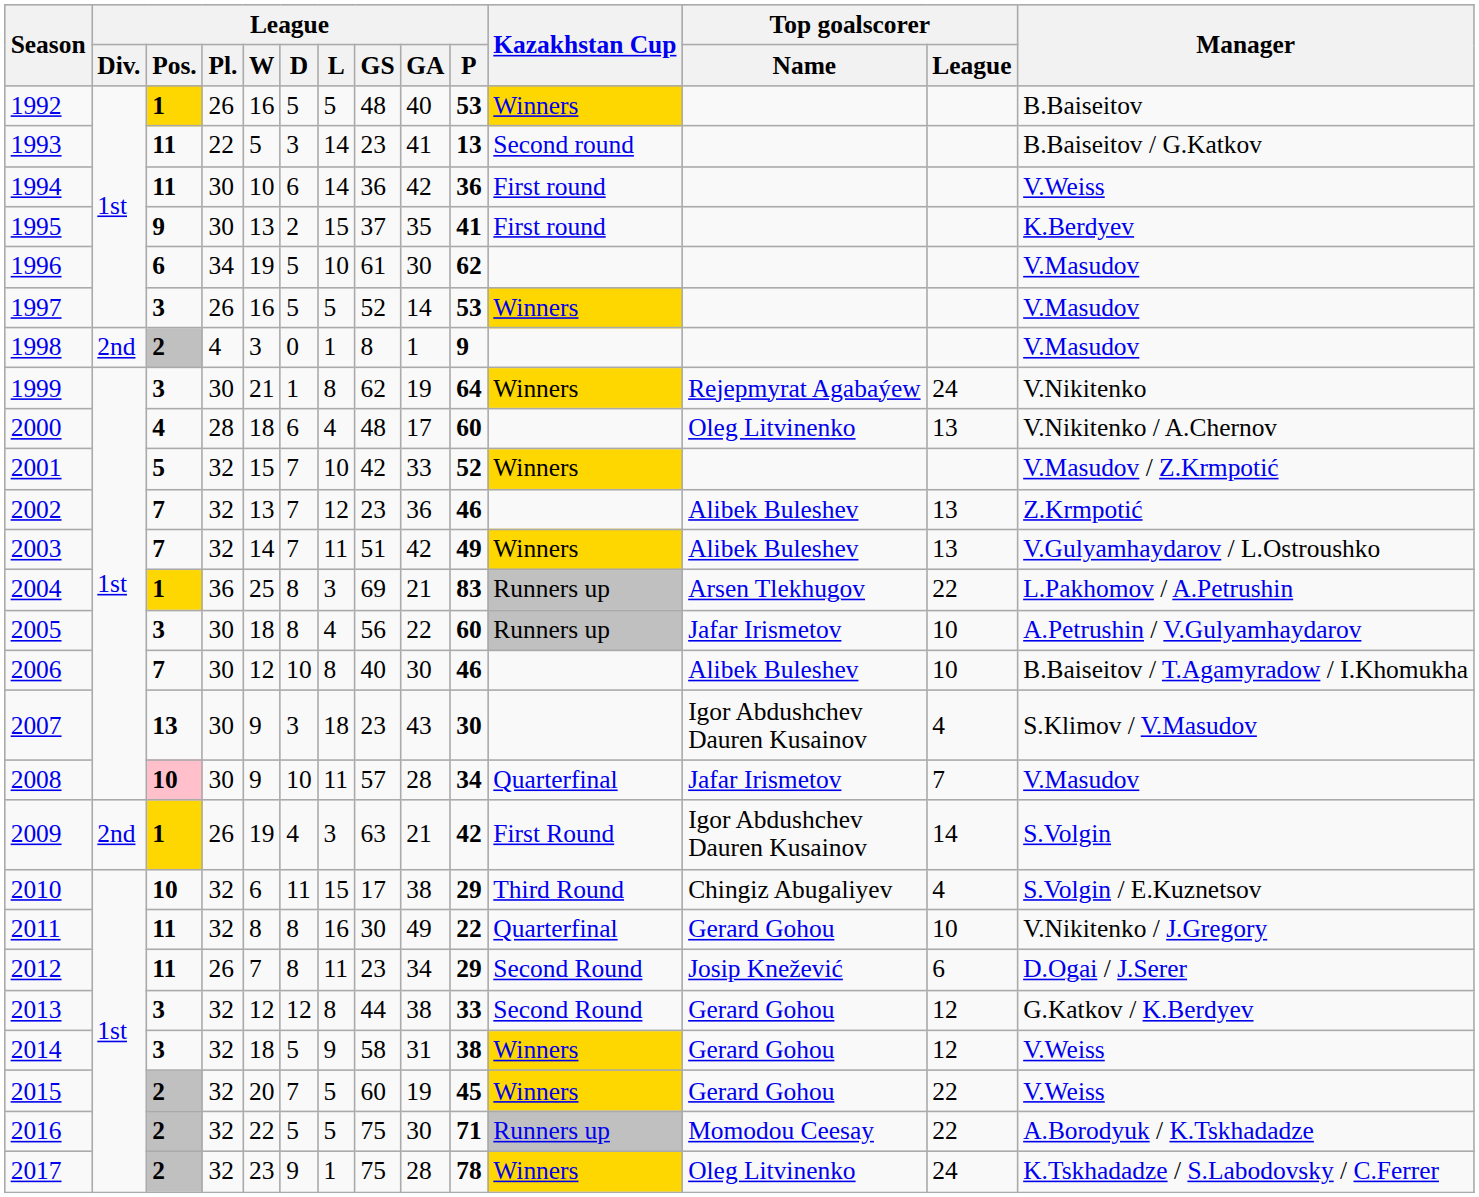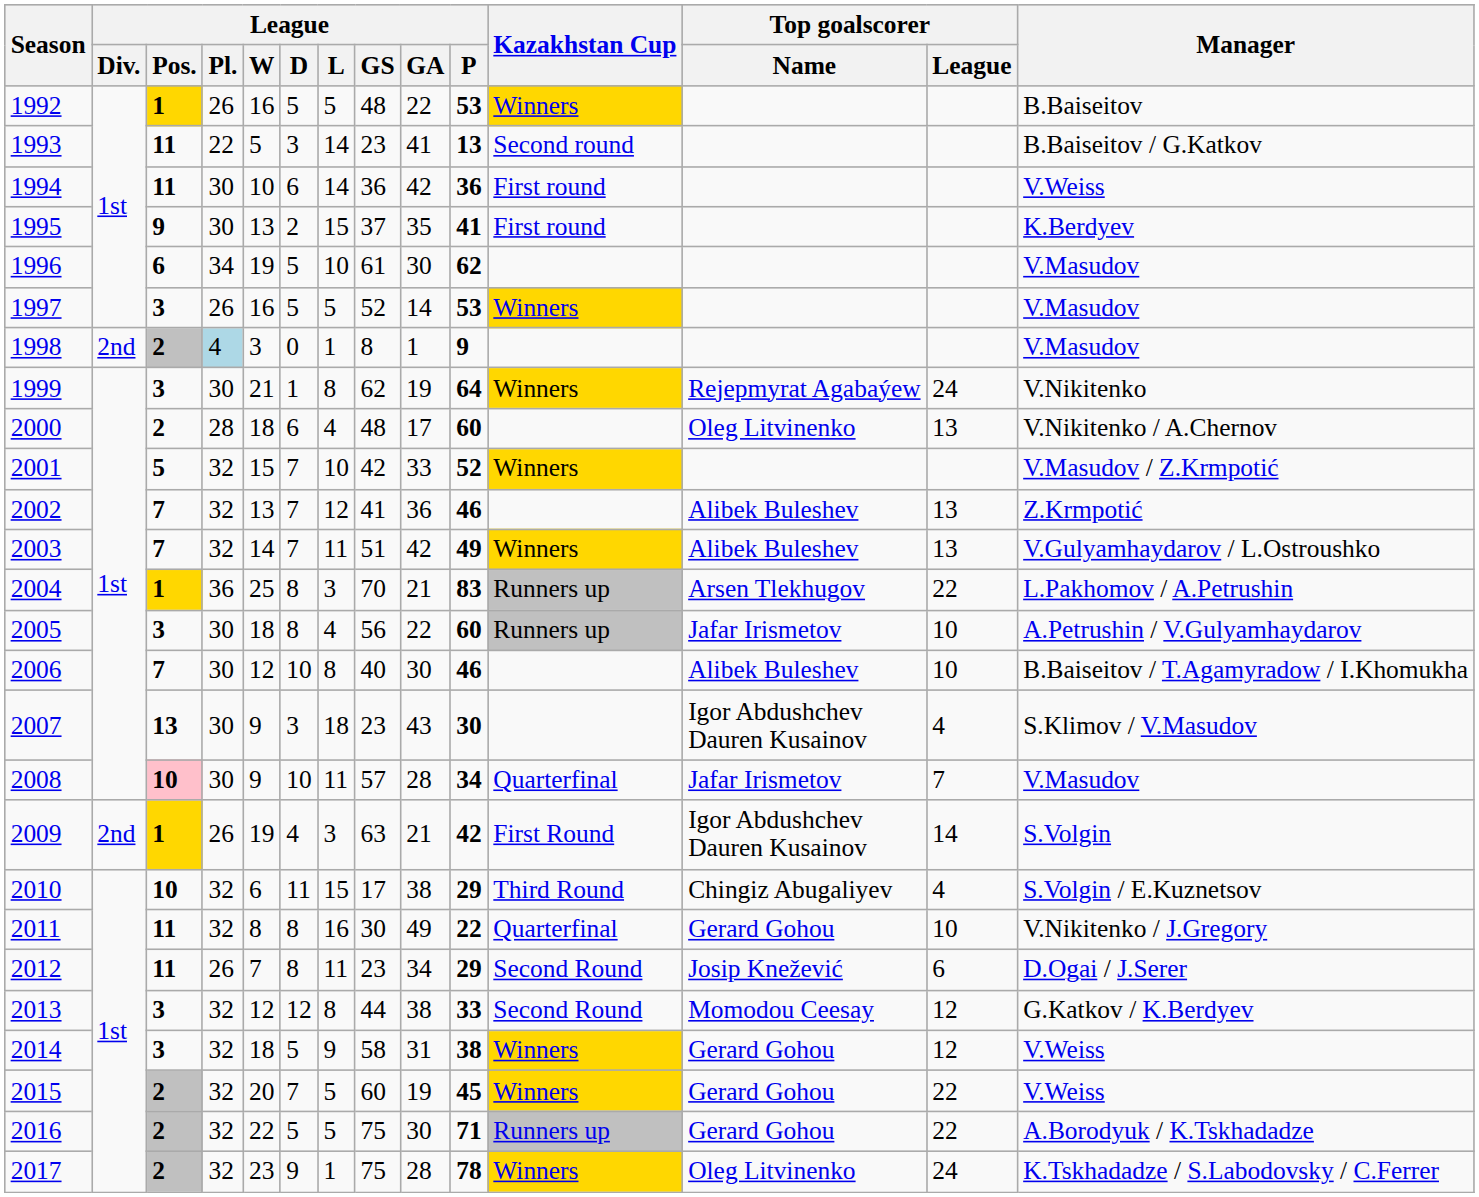(419, 105) 40 -> (419, 105) 22
(215, 347) no background -> (215, 347) lightblue background
(159, 428) 4 -> (159, 428) 2
(373, 508) 23 -> (373, 508) 41
(373, 589) 69 -> (373, 589) 70
(761, 1009) Gerard Gohou -> (781, 1009) Momodou Ceesay
(781, 1130) Momodou Ceesay -> (761, 1130) Gerard Gohou
